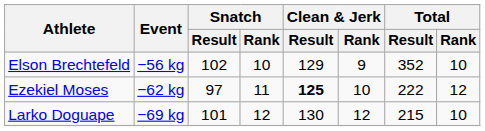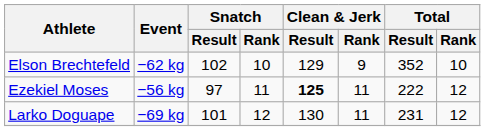(161, 65) −56 kg -> (161, 65) −62 kg
(161, 90) −62 kg -> (161, 90) −56 kg
(362, 90) 10 -> (362, 90) 11
(362, 114) 12 -> (362, 114) 11
(411, 114) 215 -> (411, 114) 231
(458, 114) 10 -> (458, 114) 12
